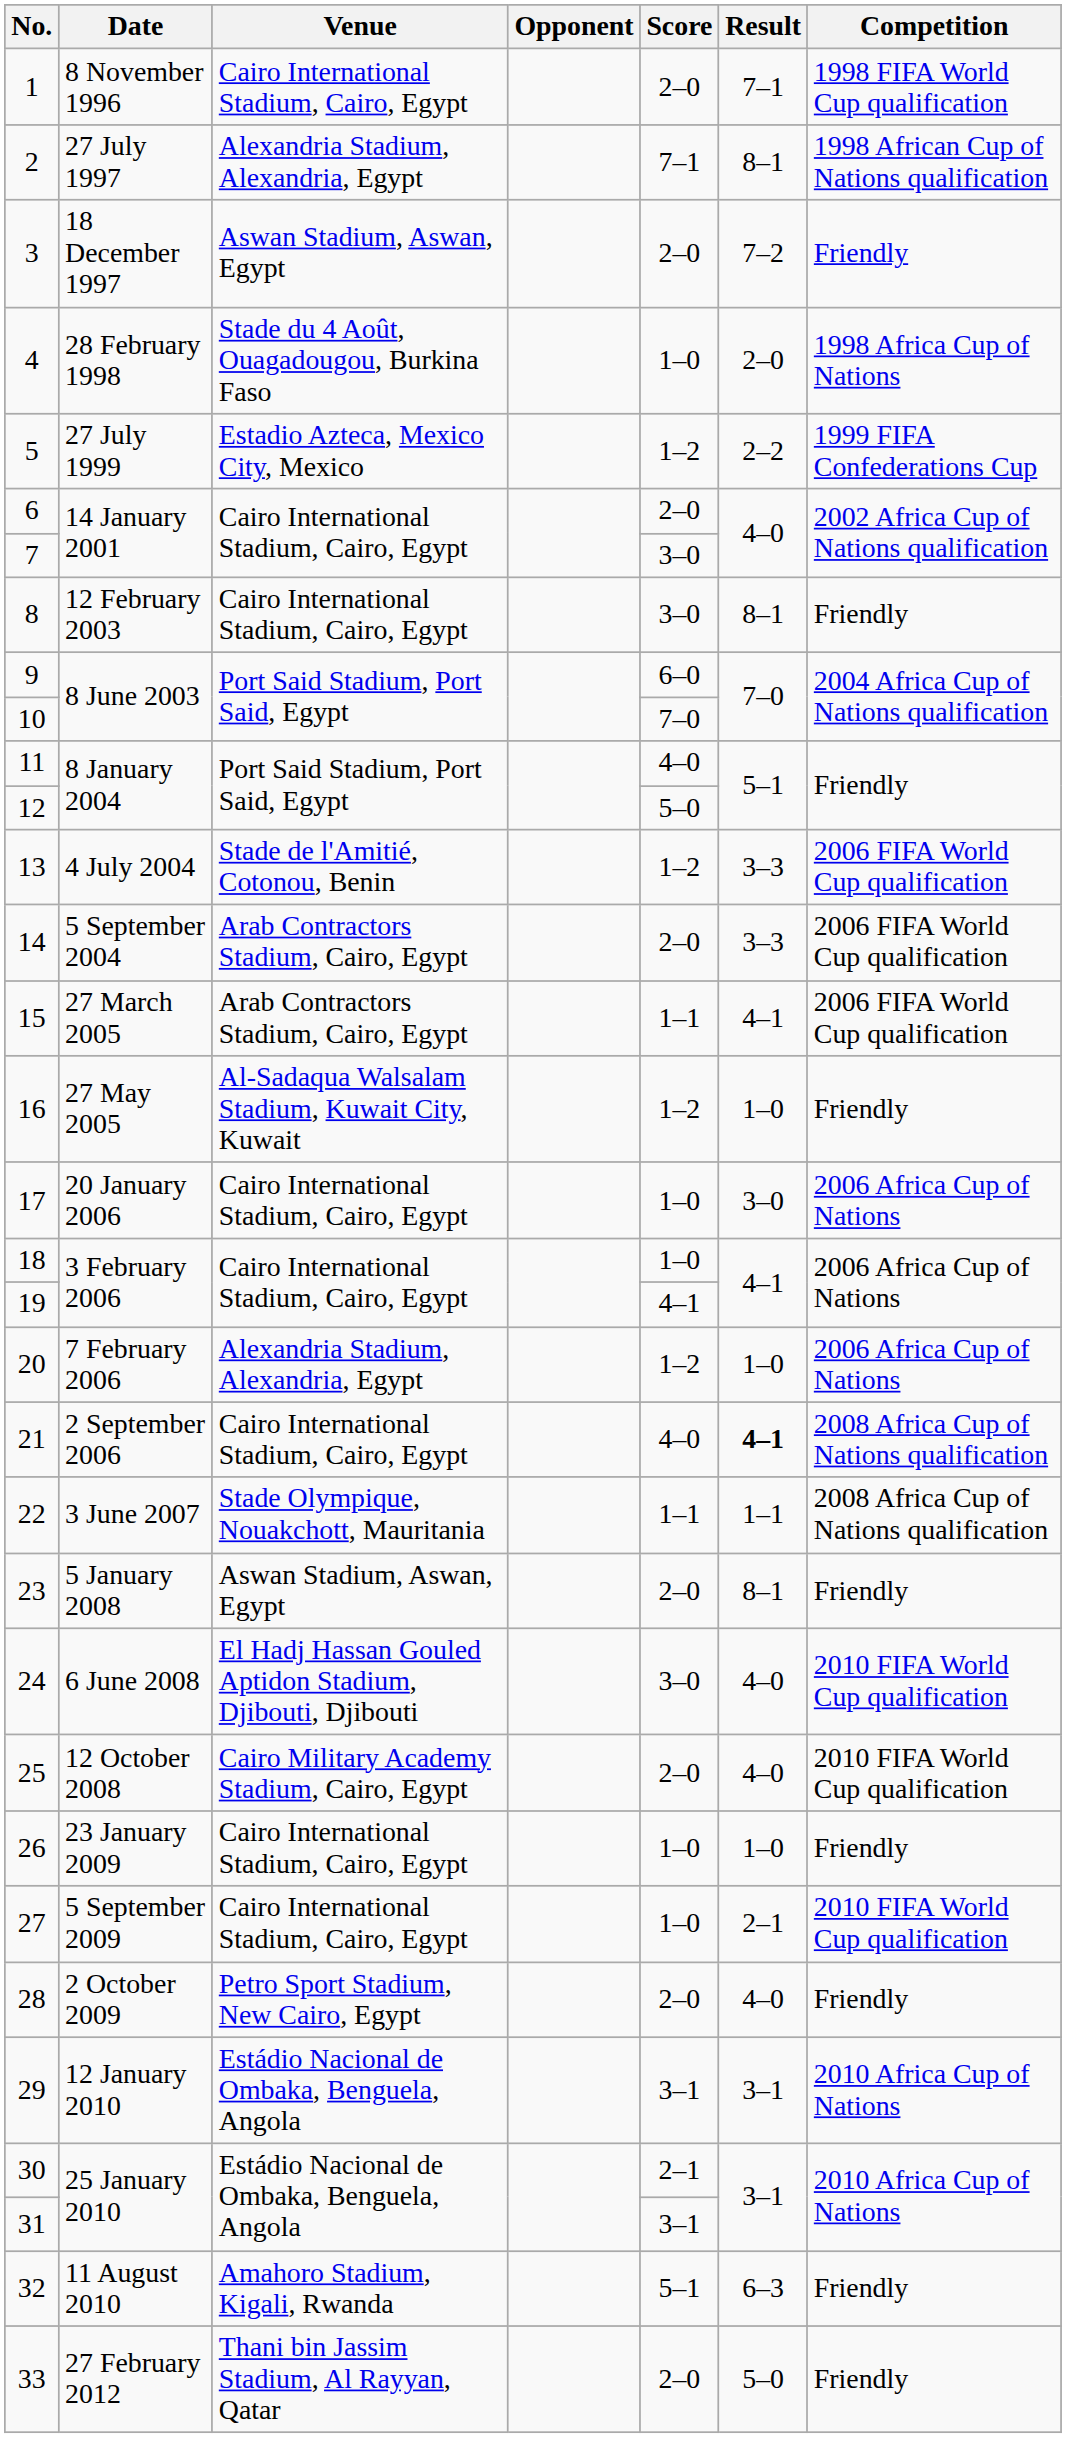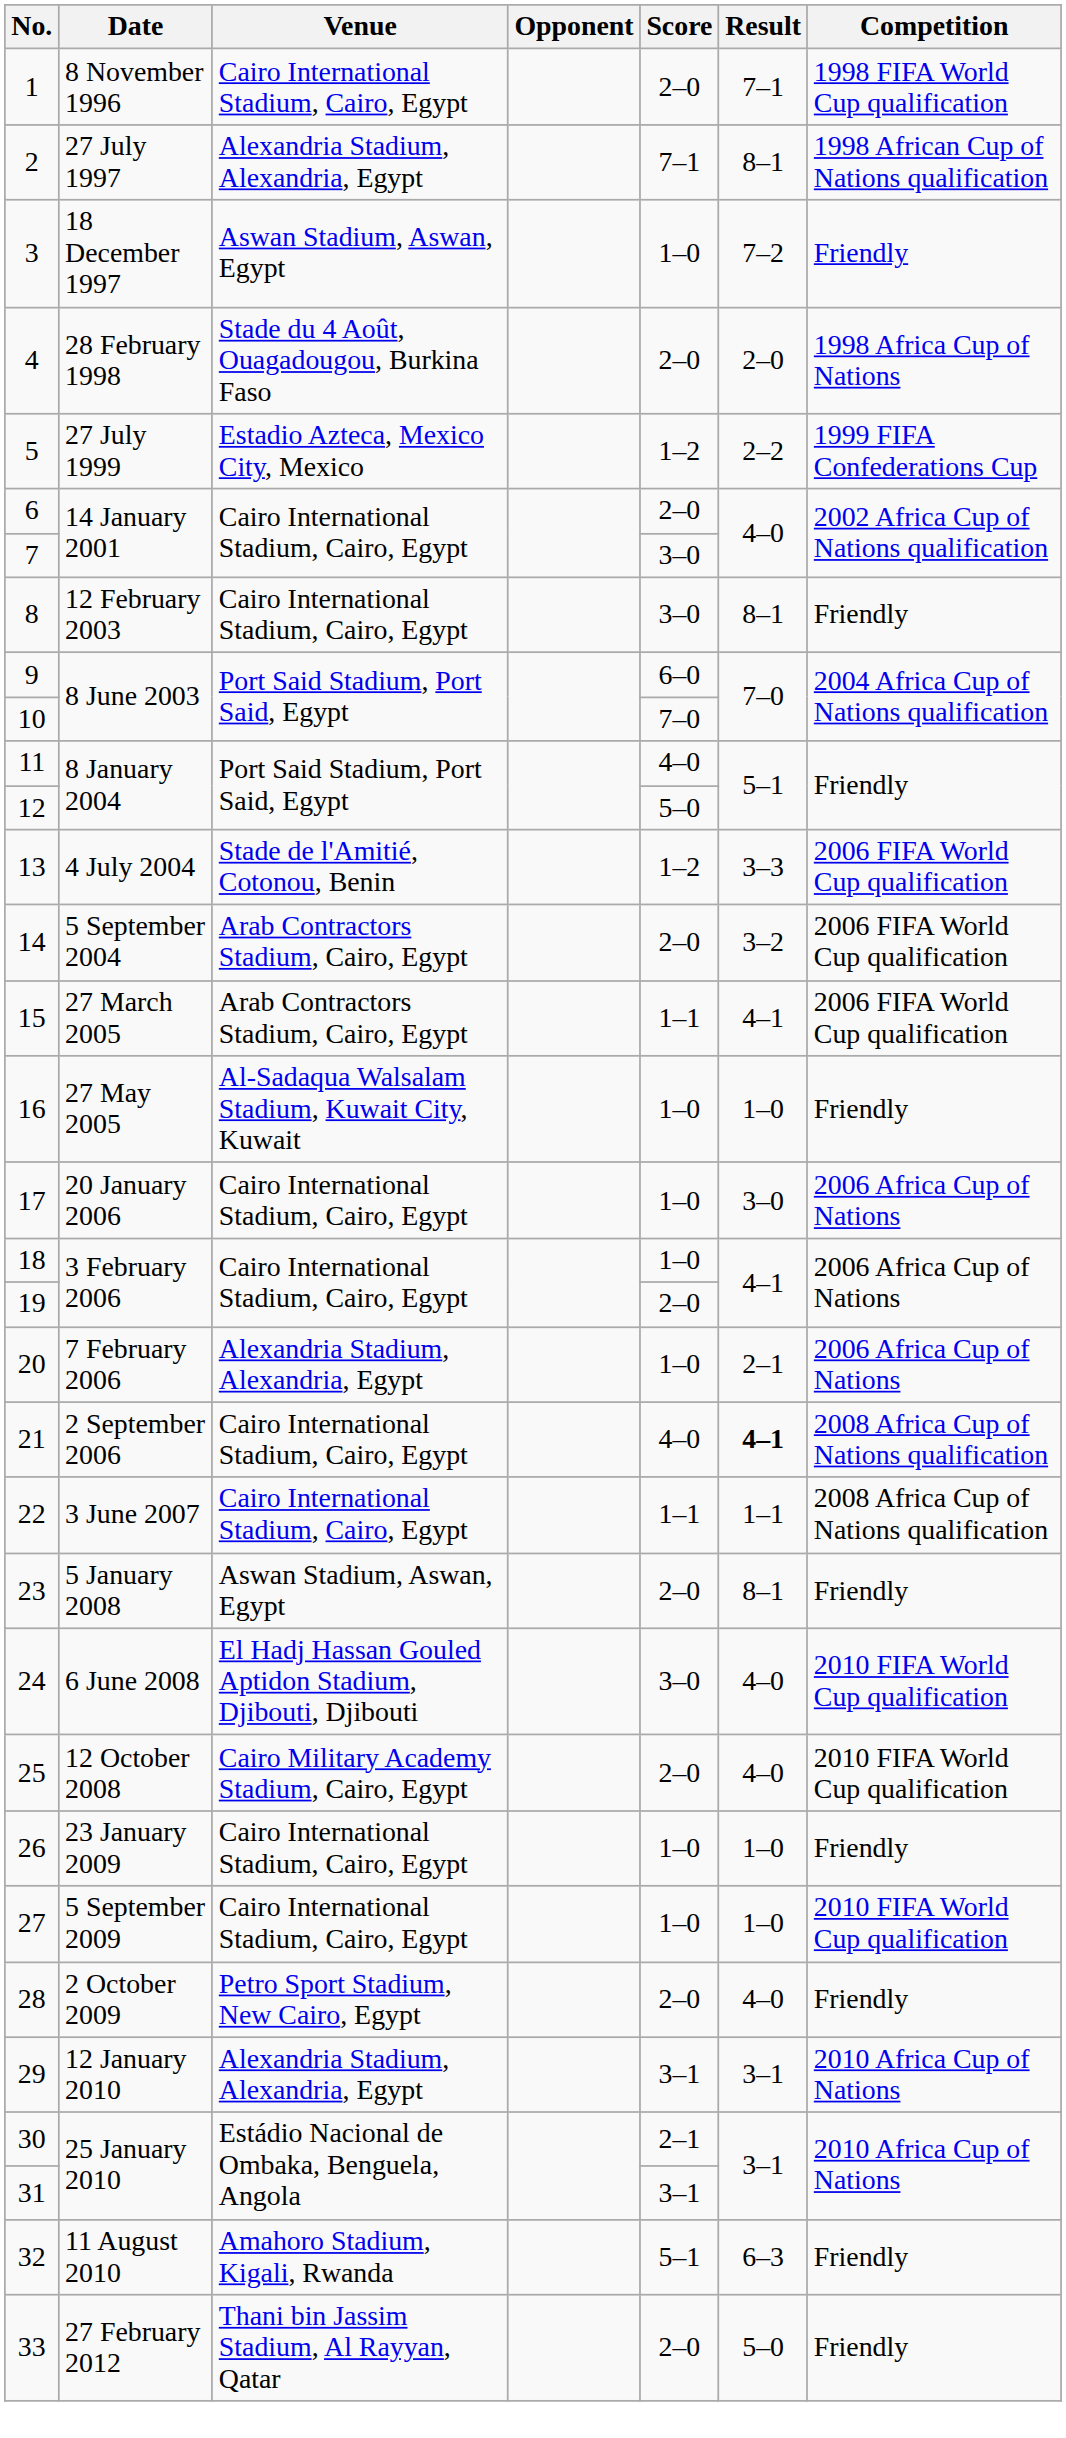(679, 252) 2–0 -> (679, 252) 1–0
(679, 359) 1–0 -> (679, 359) 2–0
(763, 942) 3–3 -> (763, 942) 3–2
(679, 1108) 1–2 -> (679, 1108) 1–0
(679, 1303) 4–1 -> (679, 1303) 2–0
(679, 1363) 1–2 -> (679, 1363) 1–0
(763, 1363) 1–0 -> (763, 1363) 2–1
(352, 1514) Stade Olympique, Nouakchott, Mauritania -> (343, 1514) Cairo International Stadium, Cairo, Egypt
(763, 1923) 2–1 -> (763, 1923) 1–0
(331, 2089) Estádio Nacional de Ombaka, Benguela, Angola -> (334, 2074) Alexandria Stadium, Alexandria, Egypt
